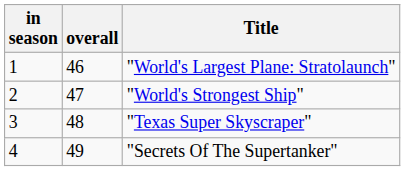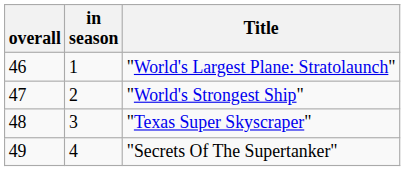columns swapped: (33, 28) <-> (92, 38)
